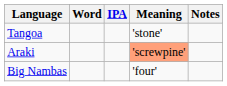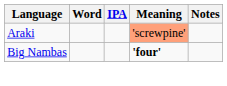- row: (25, 33)
(145, 71) normal -> (147, 52) bold
